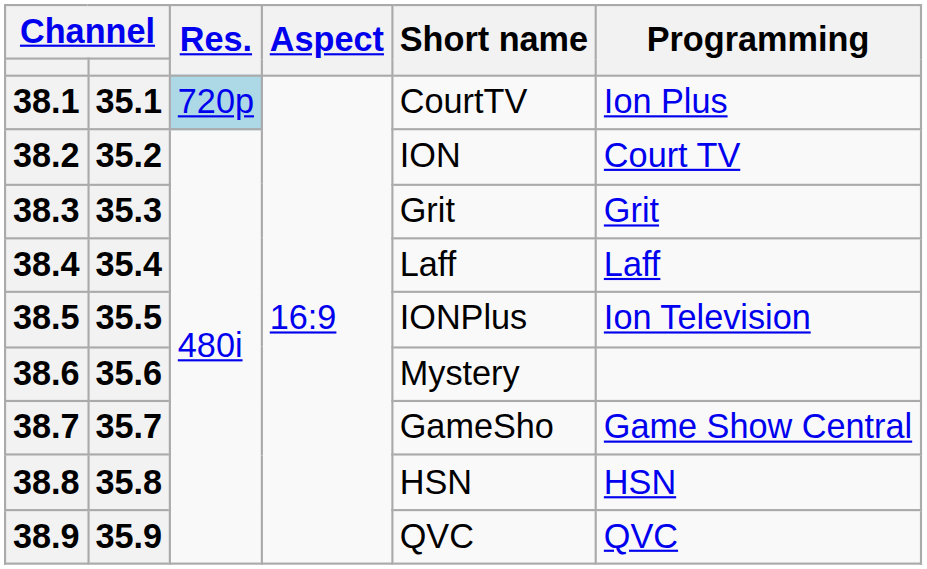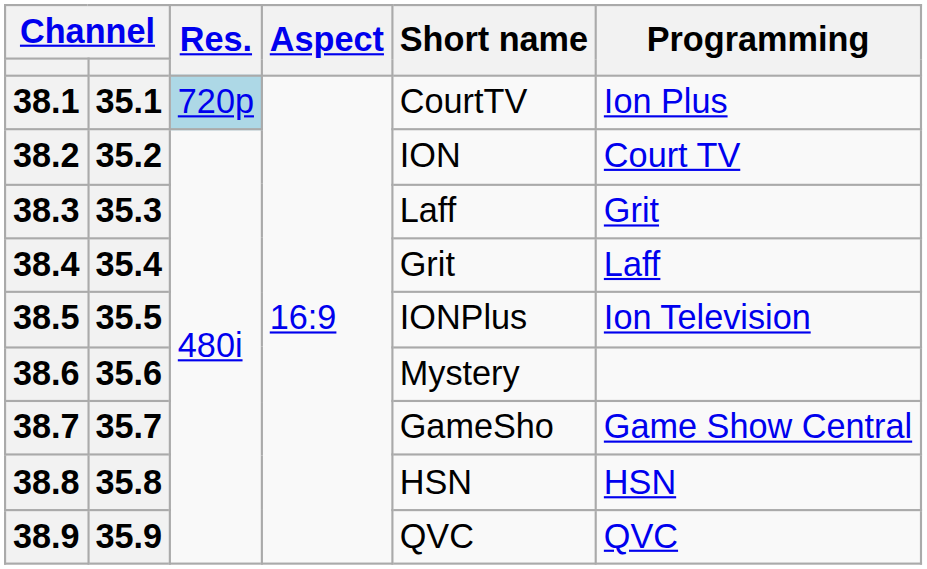(427, 210) Grit -> (428, 210) Laff
(428, 264) Laff -> (427, 264) Grit
